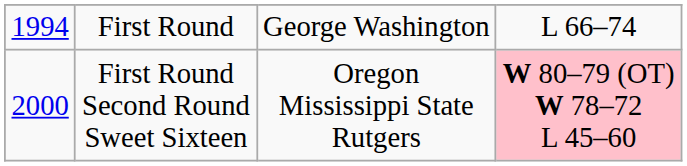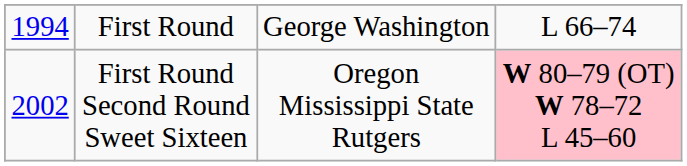(40, 104) 2000 -> (40, 104) 2002
